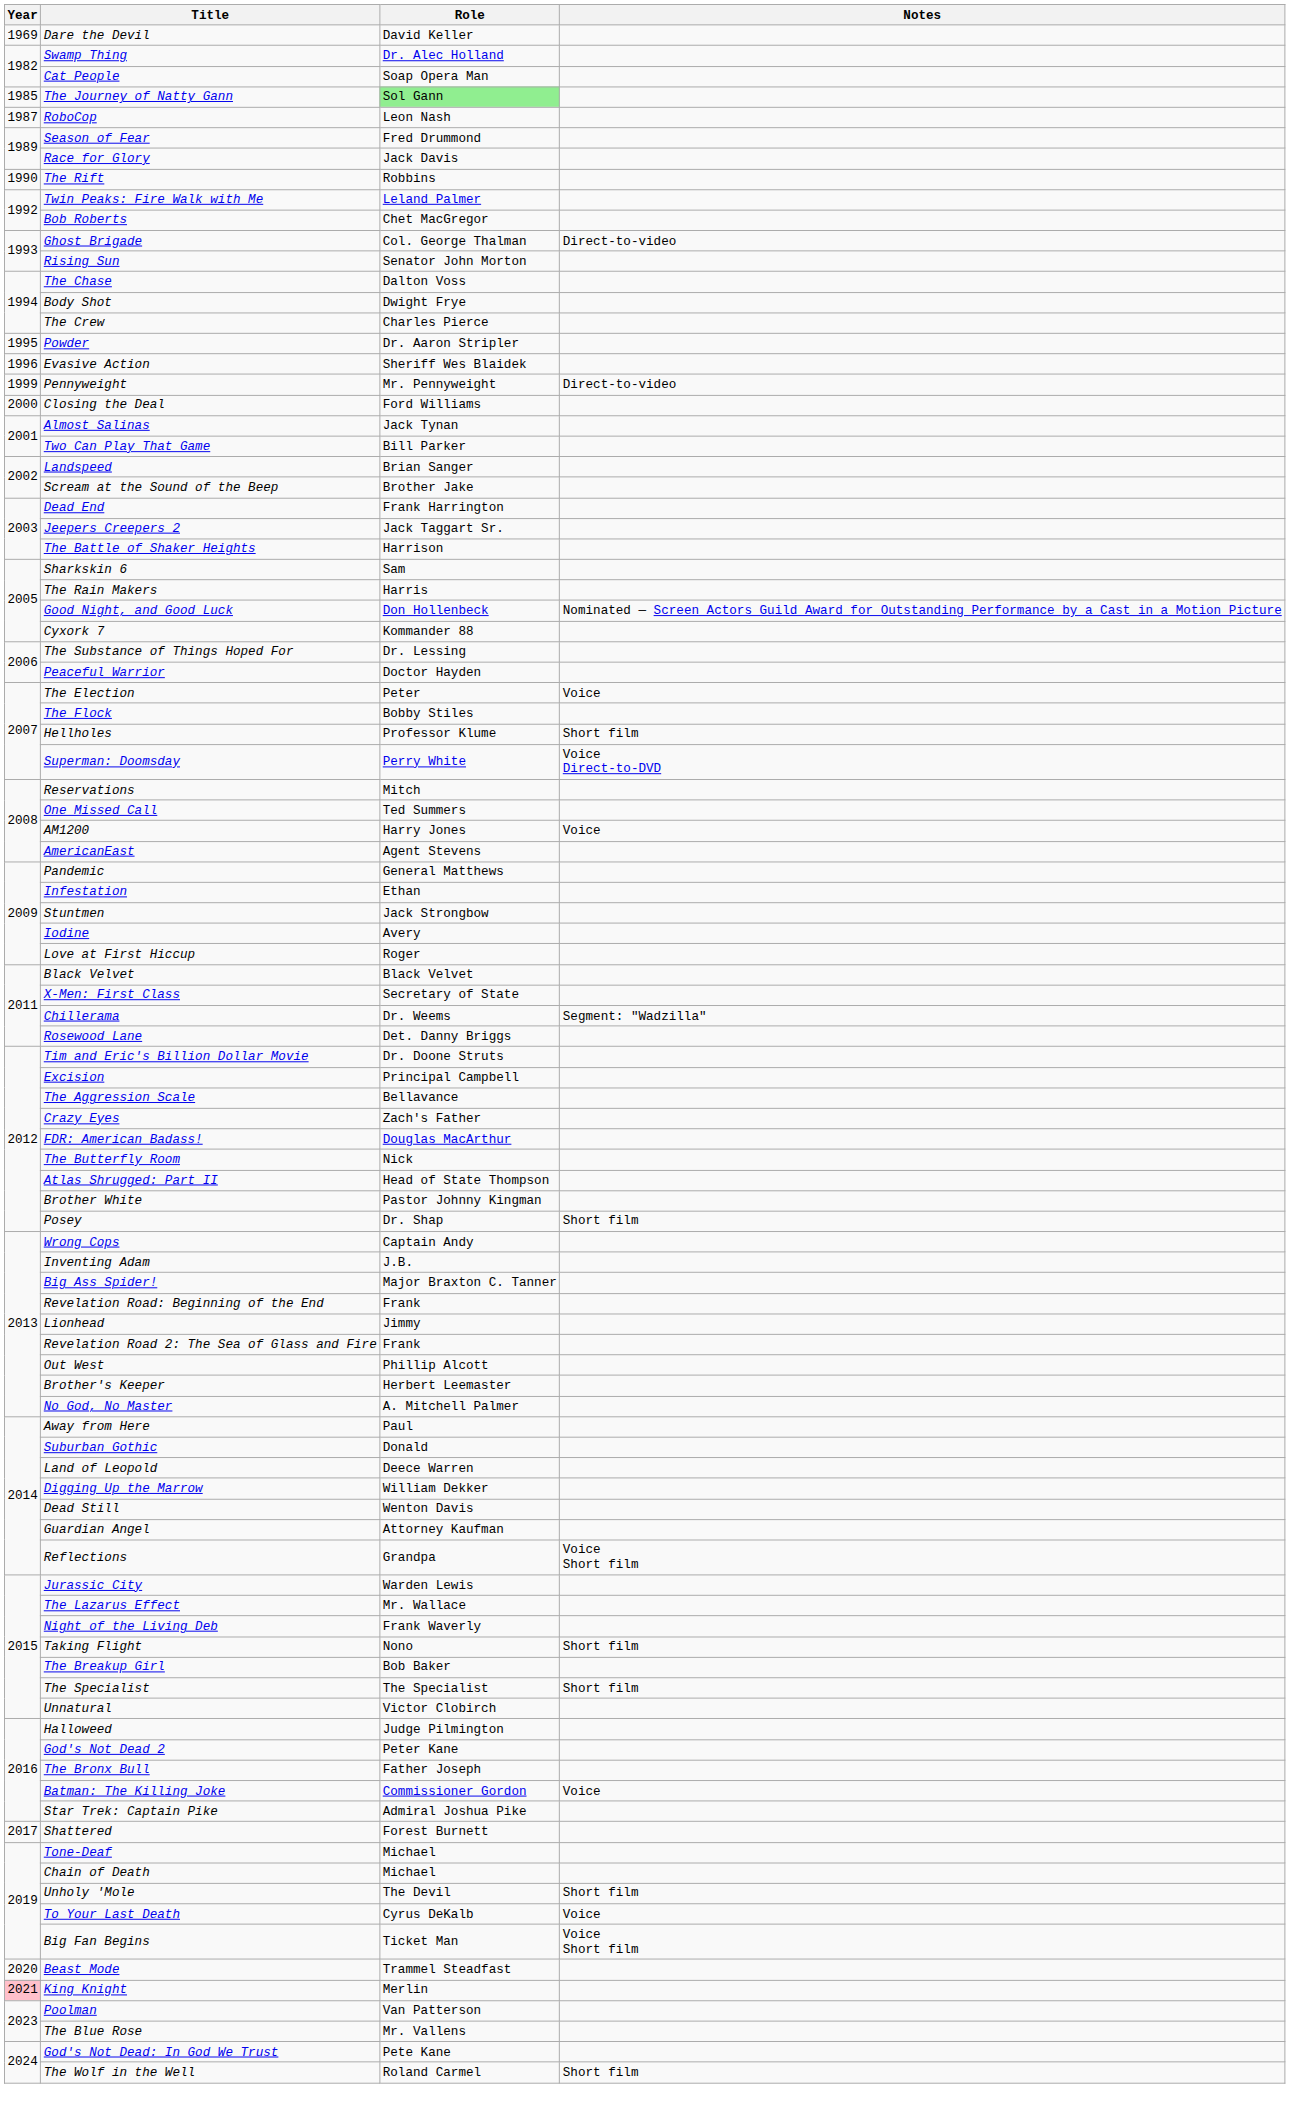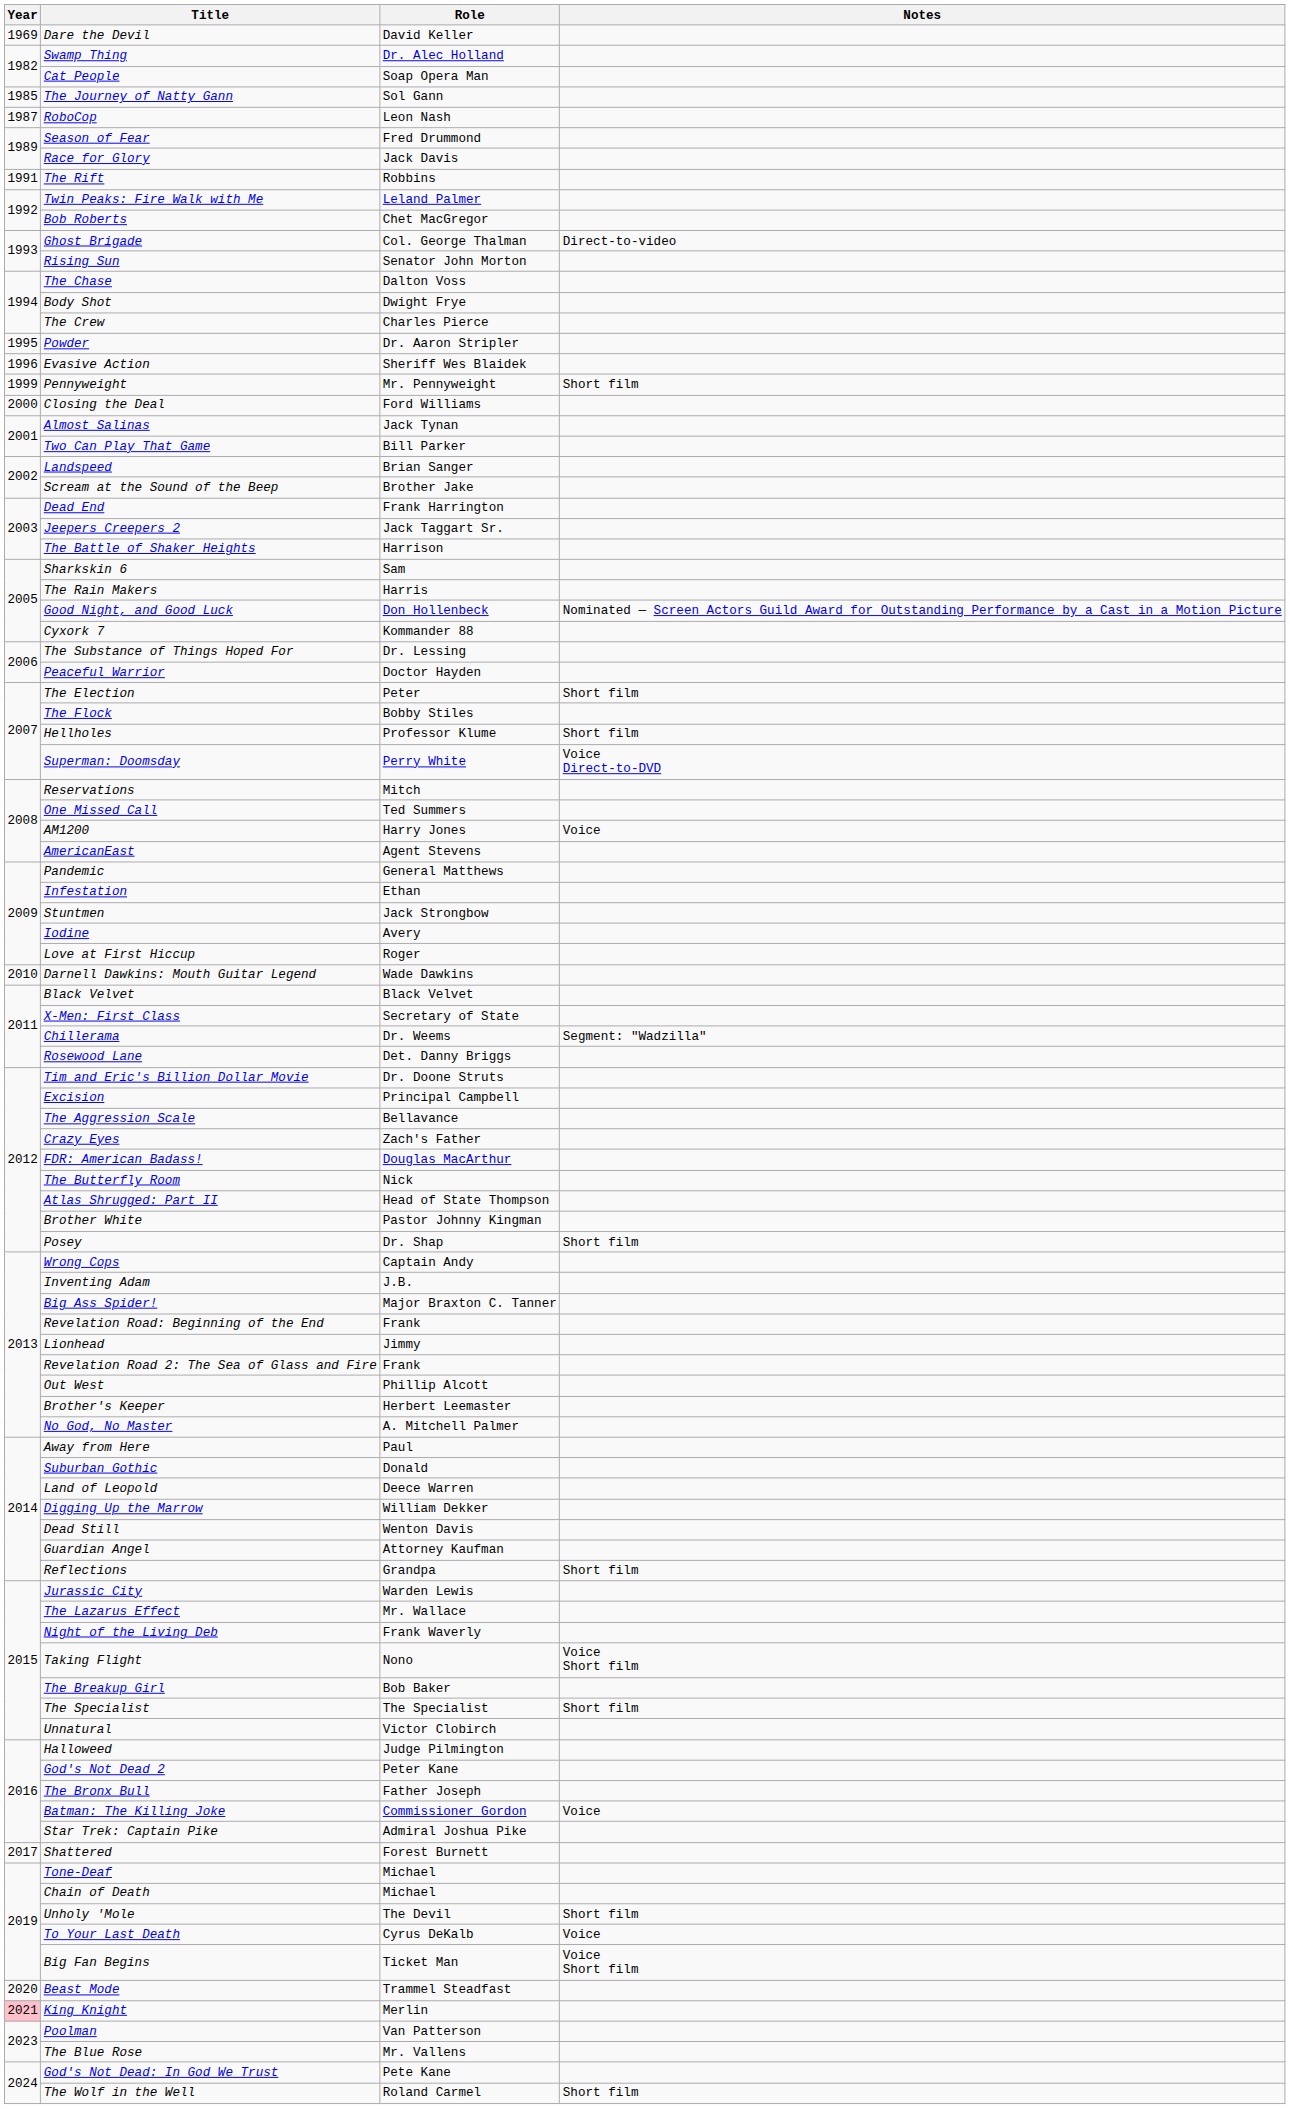(413, 97) lightgreen background -> (413, 97) no background
(23, 179) 1990 -> (23, 179) 1991
(620, 385) Direct-to-video -> (601, 385) Short film
(582, 693) Voice -> (601, 693) Short film
+ row: (180, 975)
(601, 1557) Voice Short film -> (601, 1571) Short film
(601, 1647) Short film -> (601, 1660) Voice Short film
